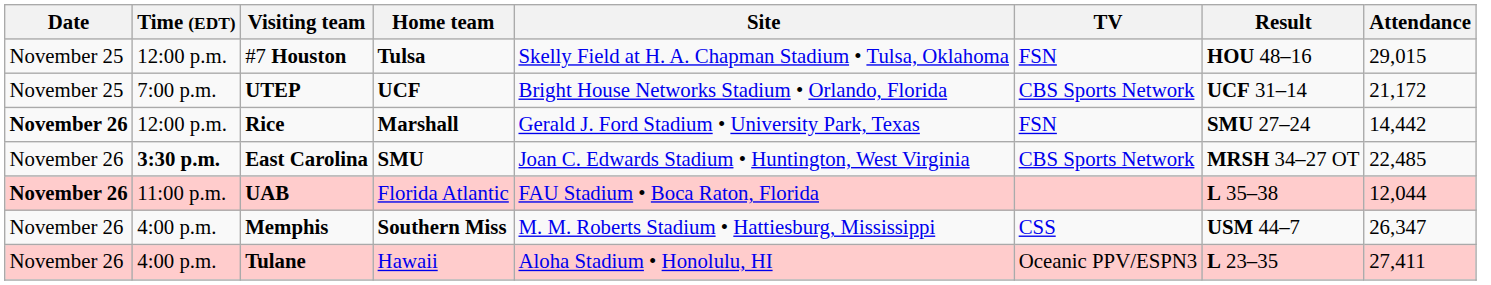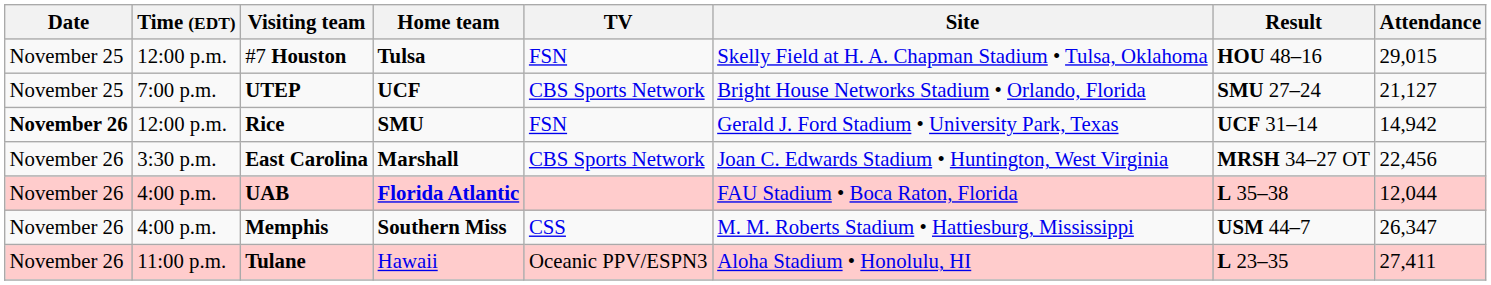columns swapped: (764, 21) <-> (1108, 21)
(1257, 90) UCF 31–14 -> (1269, 90) SMU 27–24
(1398, 90) 21,172 -> (1408, 90) 21,127
(418, 124) Marshall -> (401, 124) SMU
(1259, 124) SMU 27–24 -> (1267, 124) UCF 31–14
(1398, 124) 14,442 -> (1408, 124) 14,942
(179, 159) bold -> (177, 159) normal
(401, 159) SMU -> (418, 159) Marshall
(1398, 159) 22,485 -> (1408, 159) 22,456
(69, 193) bold -> (66, 193) normal
(182, 193) 11:00 p.m. -> (177, 193) 4:00 p.m.
(443, 193) normal -> (448, 193) bold
(177, 262) 4:00 p.m. -> (182, 262) 11:00 p.m.
